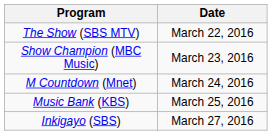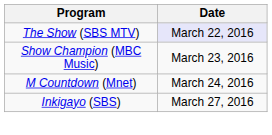(212, 32) no background -> (212, 32) lavender background
- row: (81, 102)
